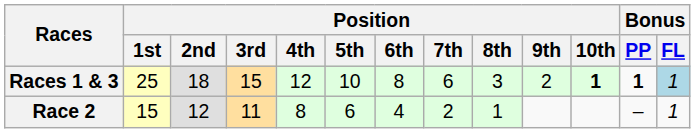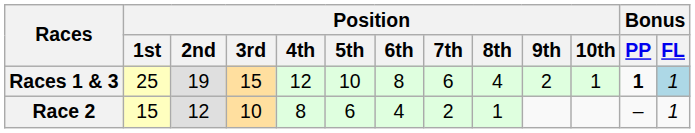(198, 81) 18 -> (198, 81) 19
(497, 81) 3 -> (497, 81) 4
(596, 81) bold -> (596, 81) normal
(251, 112) 11 -> (251, 112) 10
